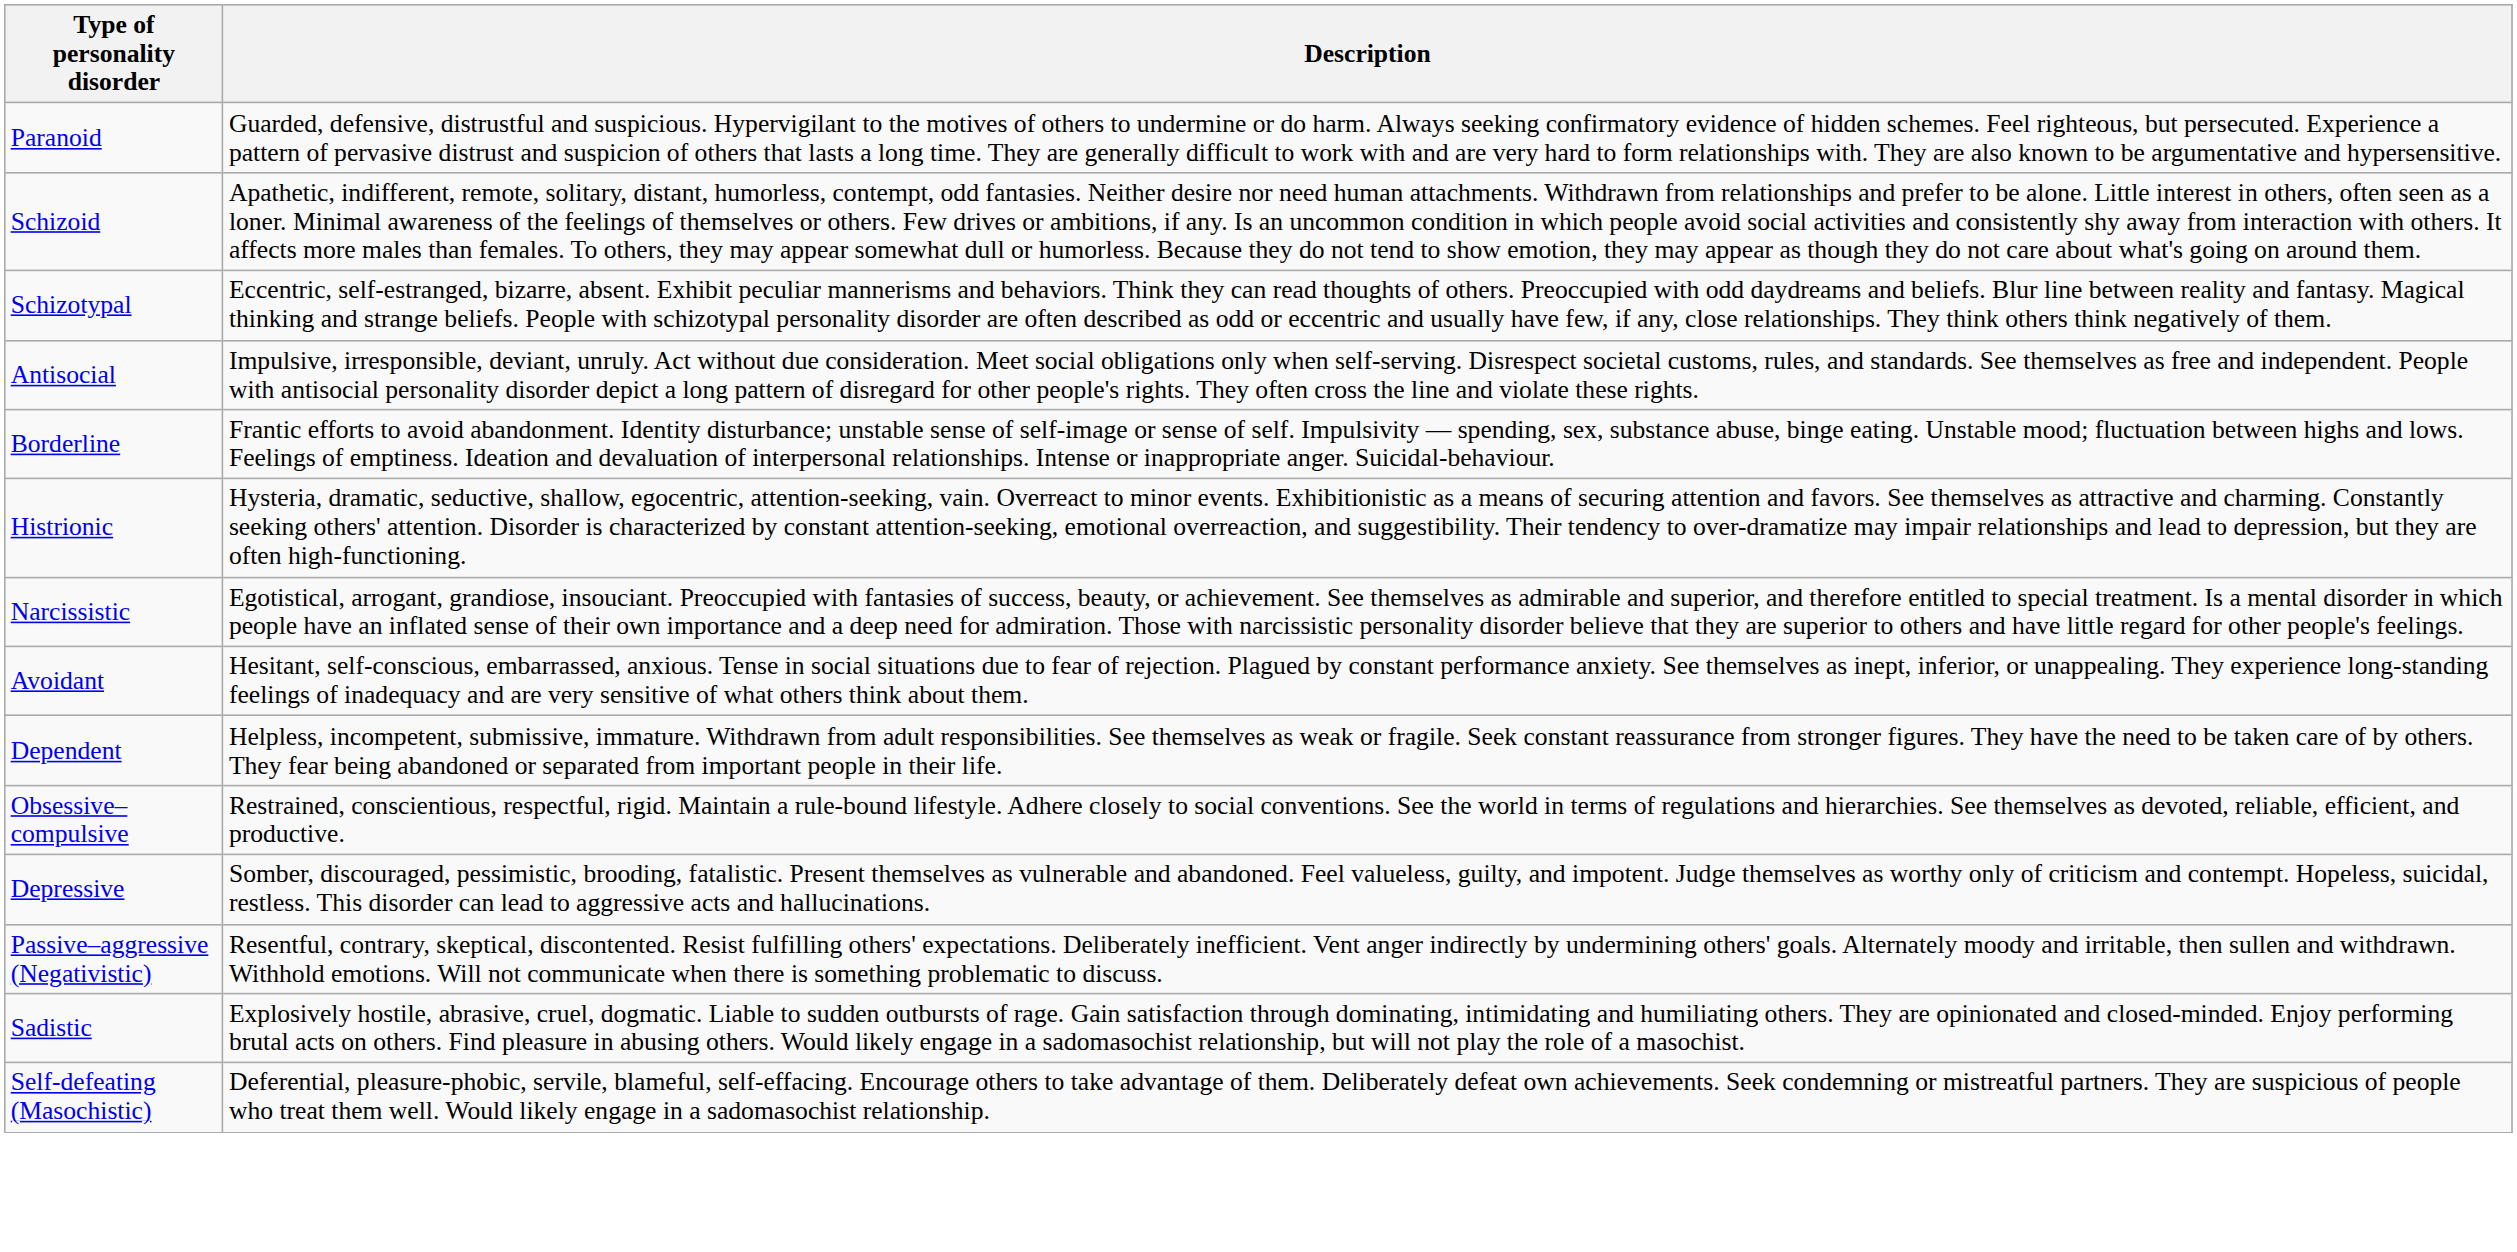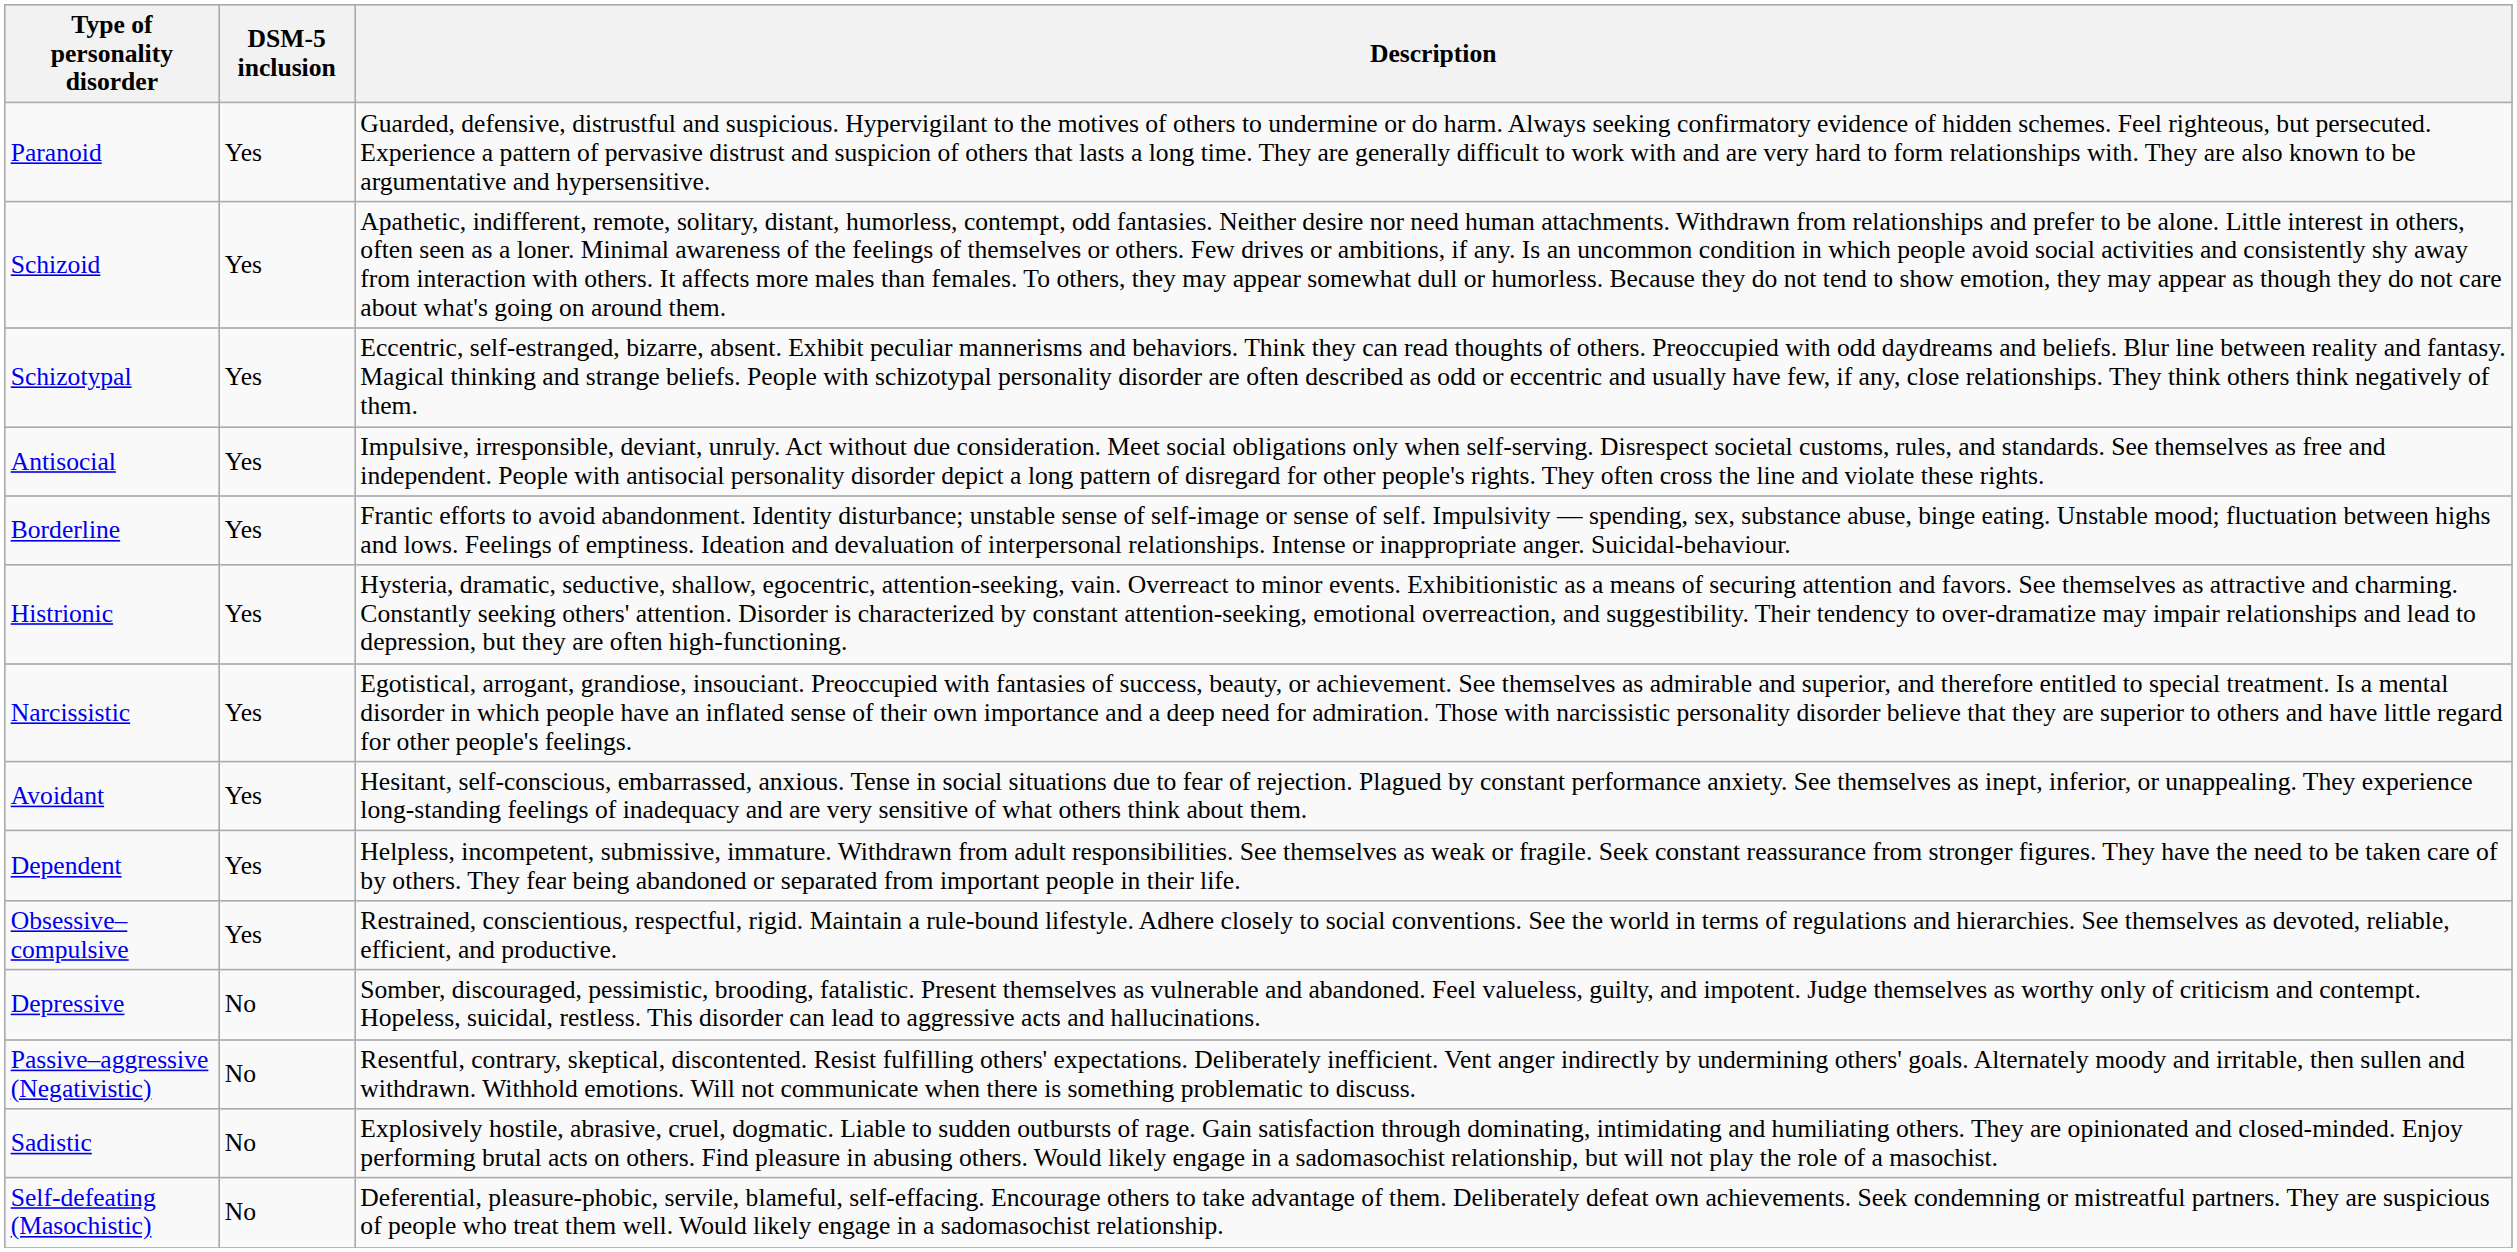+ column: (287, 53)
